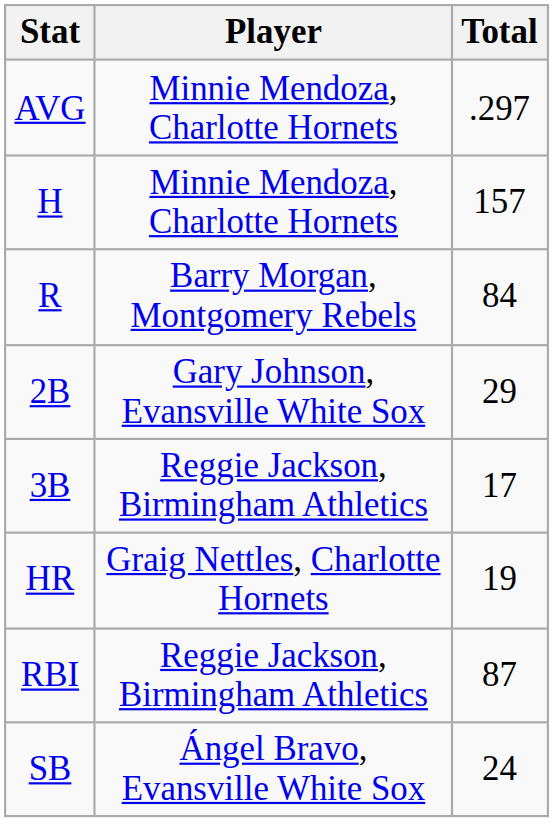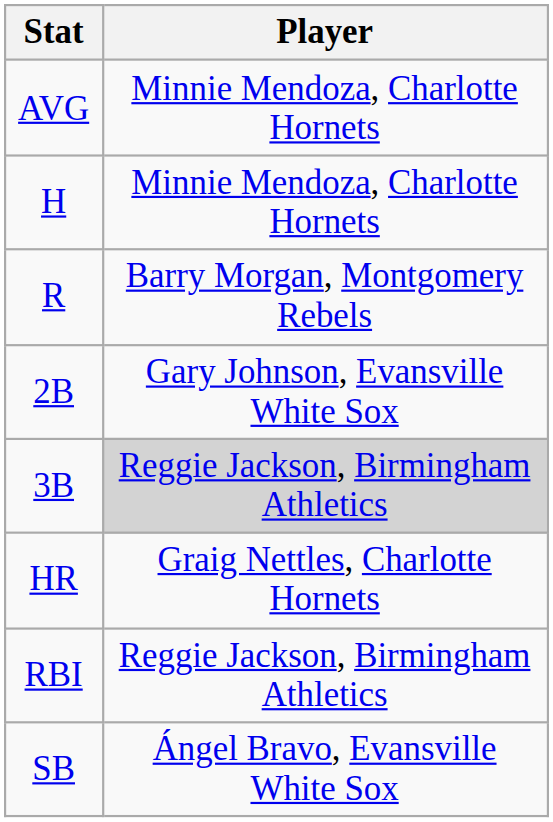- column: (499, 32)
(273, 485) no background -> (325, 485) lightgrey background
